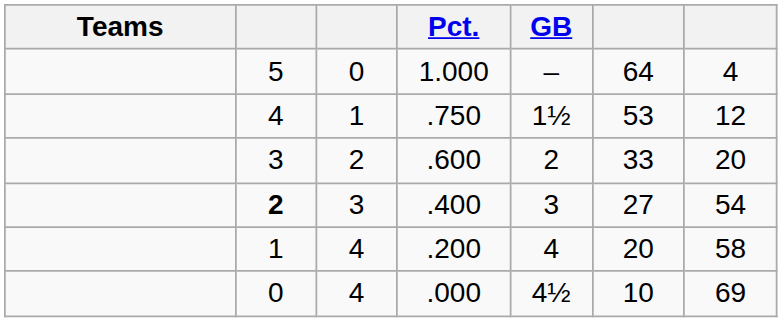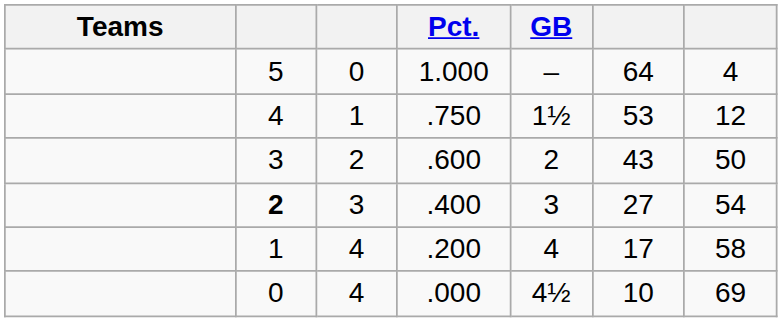(638, 159) 33 -> (638, 159) 43
(730, 159) 20 -> (730, 159) 50
(638, 248) 20 -> (638, 248) 17
